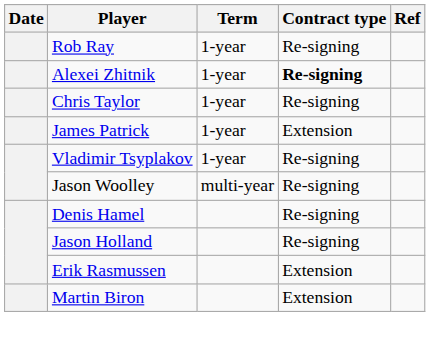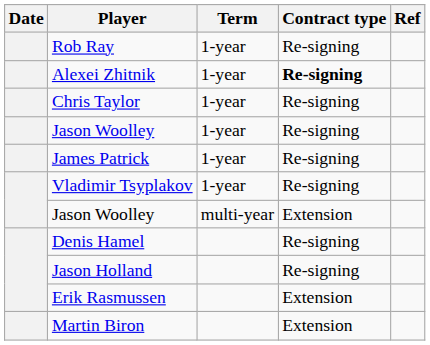+ row: (103, 130)
(317, 130) Extension -> (321, 158) Re-signing
(321, 185) Re-signing -> (317, 213) Extension
